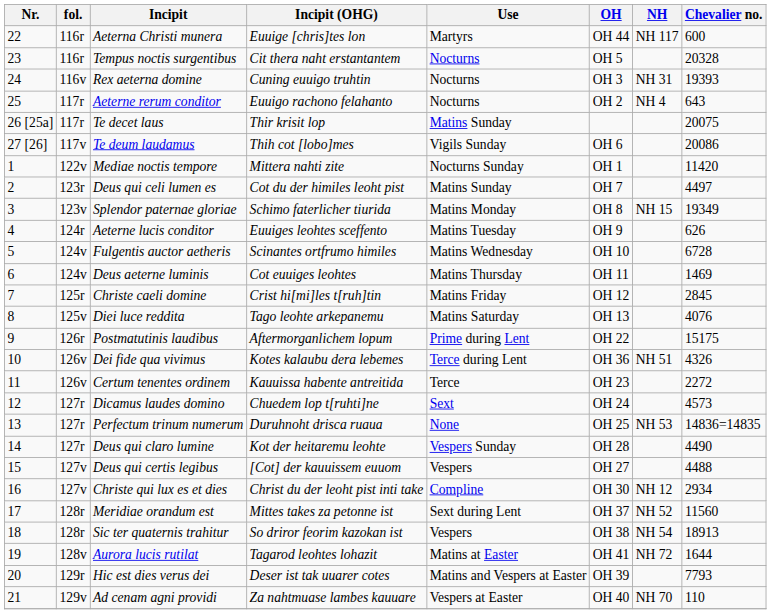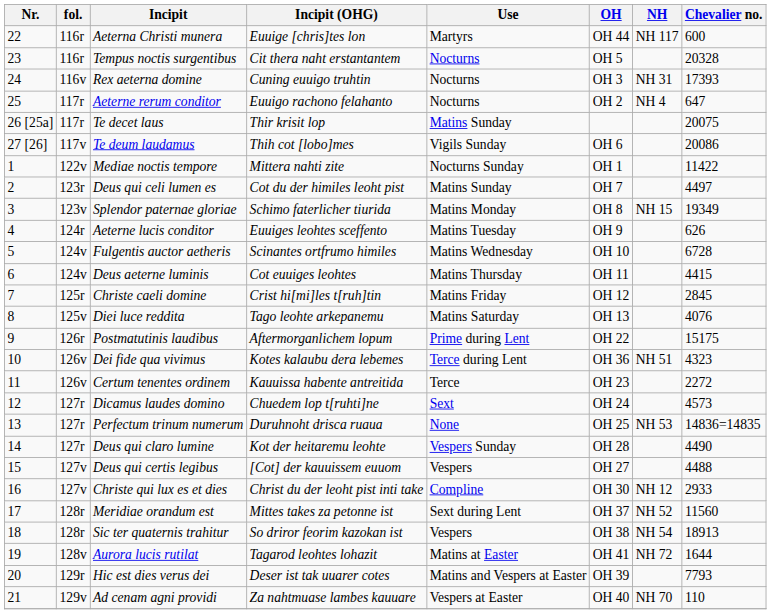(702, 79) 19393 -> (702, 79) 17393
(695, 101) 643 -> (695, 101) 647
(702, 166) 11420 -> (702, 166) 11422
(698, 274) 1469 -> (698, 274) 4415
(698, 360) 4326 -> (698, 360) 4323
(698, 489) 2934 -> (698, 489) 2933
